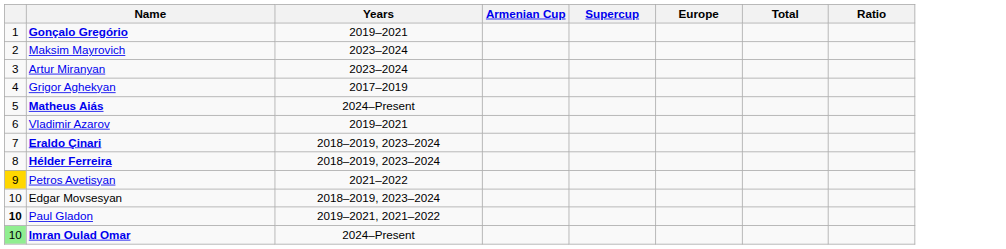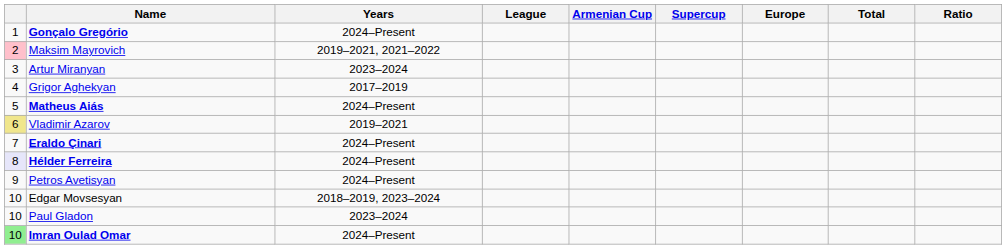+ column: (526, 14)
(379, 32) 2019–2021 -> (379, 32) 2024–Present
(15, 51) no background -> (15, 51) pink background
(379, 51) 2023–2024 -> (379, 51) 2019–2021, 2021–2022
(15, 125) no background -> (15, 125) khaki background
(379, 143) 2018–2019, 2023–2024 -> (379, 143) 2024–Present
(15, 161) no background -> (15, 161) lavender background
(379, 161) 2018–2019, 2023–2024 -> (379, 161) 2024–Present
(15, 180) gold background -> (15, 180) no background
(379, 180) 2021–2022 -> (379, 180) 2024–Present
(15, 217) bold -> (15, 217) normal
(379, 217) 2019–2021, 2021–2022 -> (379, 217) 2023–2024
